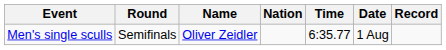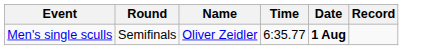- column: (283, 14)
(373, 34) normal -> (329, 34) bold
